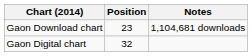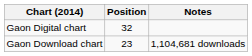rows swapped: (46, 43) <-> (55, 28)
